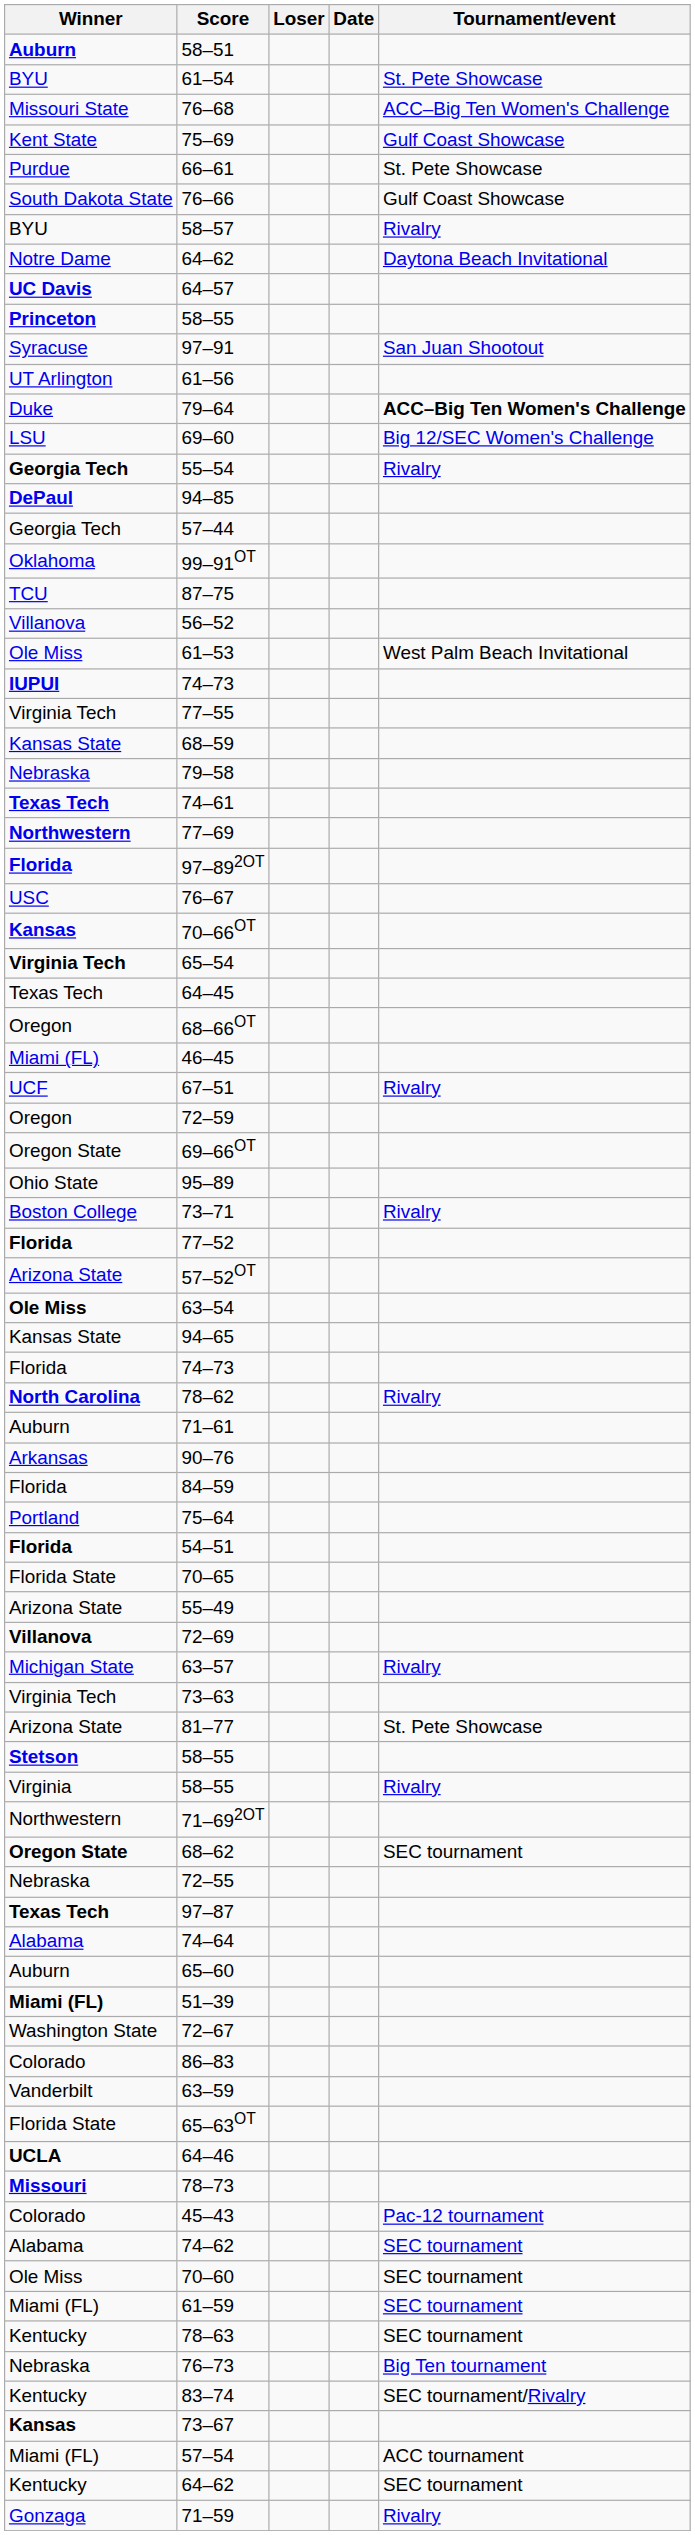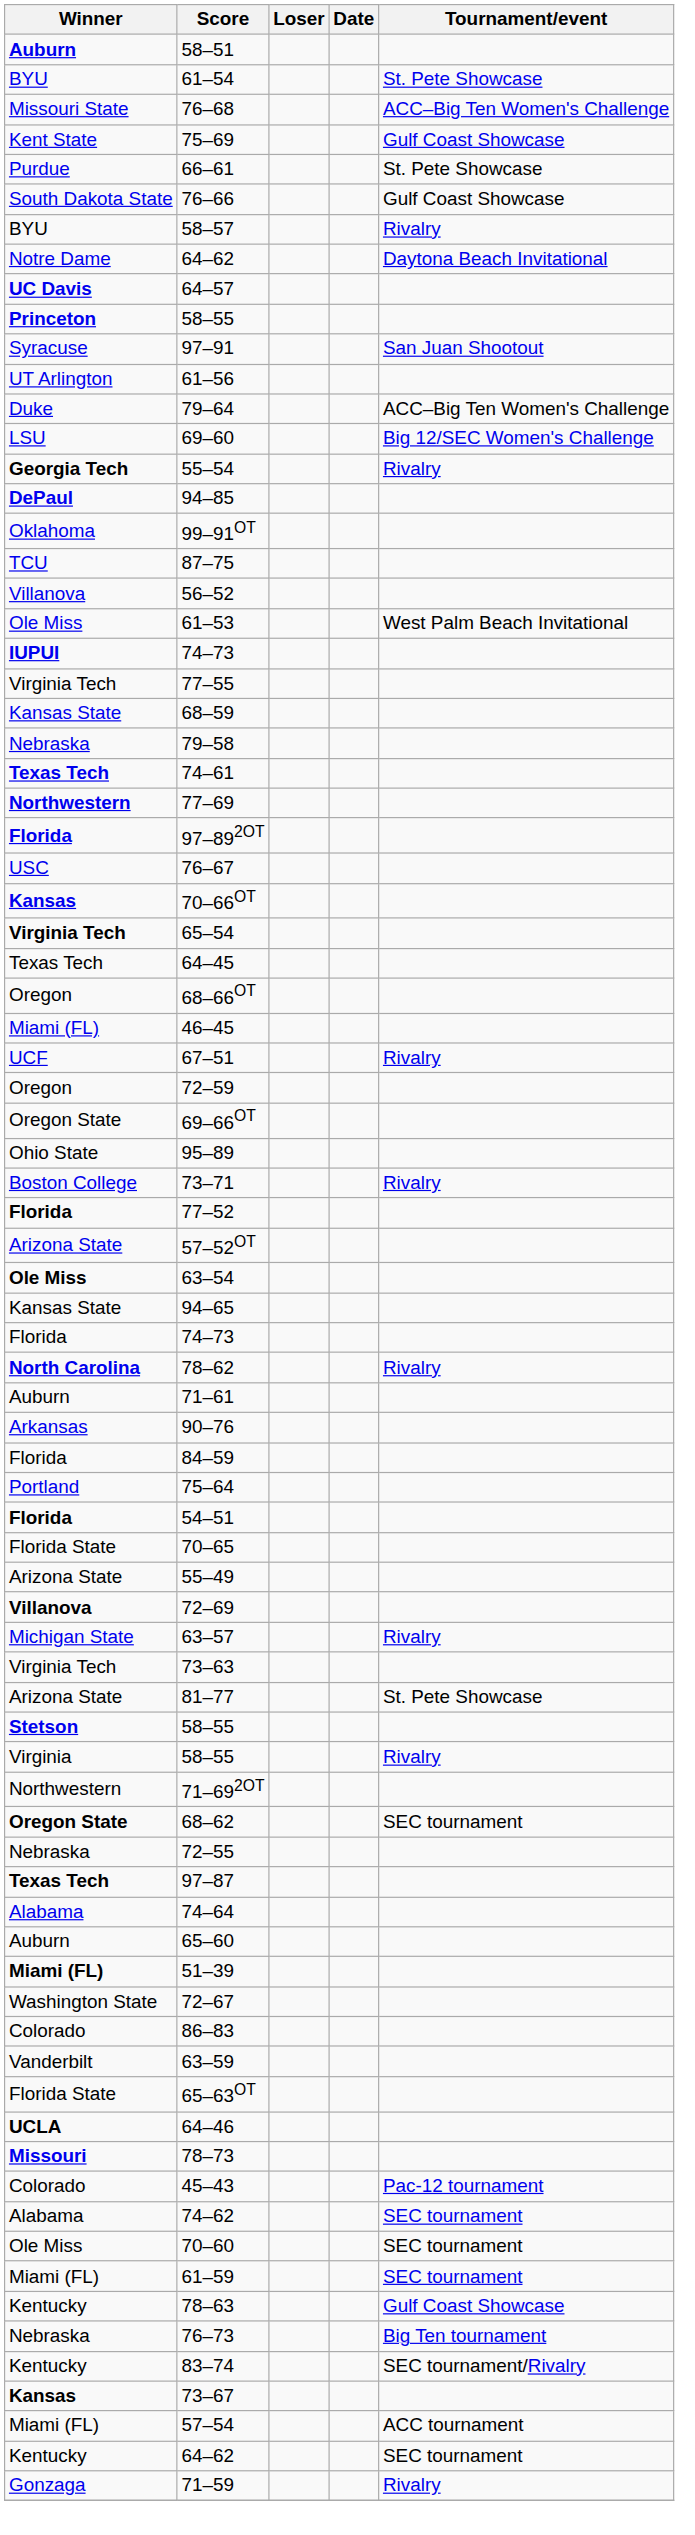(534, 408) bold -> (526, 408) normal
- row: (65, 528)
(453, 2335) SEC tournament -> (474, 2306) Gulf Coast Showcase
